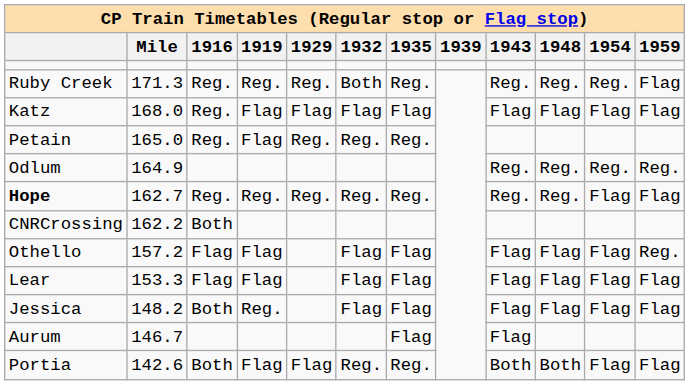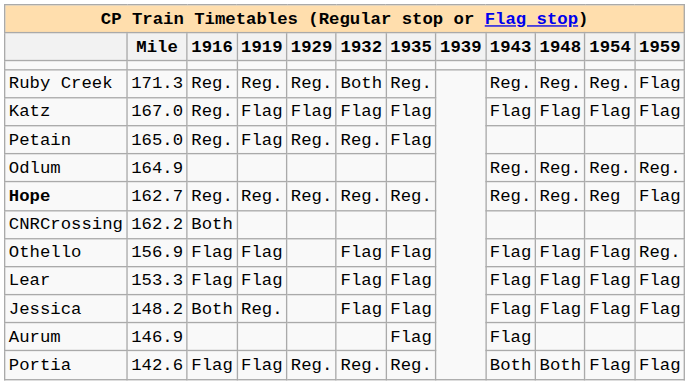(157, 112) 168.0 -> (157, 112) 167.0
(411, 140) Reg. -> (411, 140) Flag
(610, 196) Flag -> (605, 196) Reg
(157, 252) 157.2 -> (157, 252) 156.9
(157, 337) 146.7 -> (157, 337) 146.9
(212, 365) Both -> (212, 365) Flag
(312, 365) Flag -> (312, 365) Reg.
